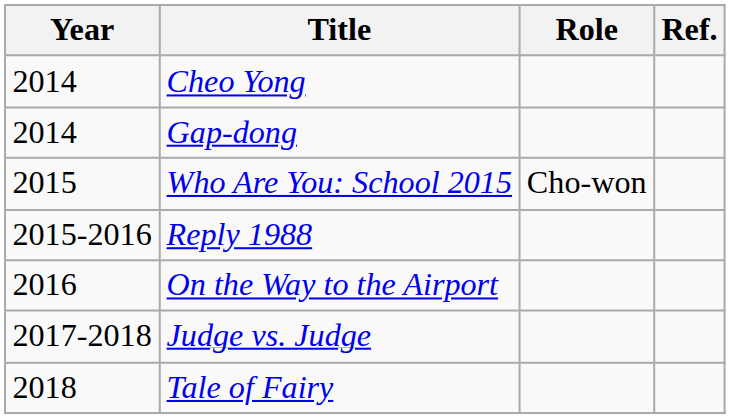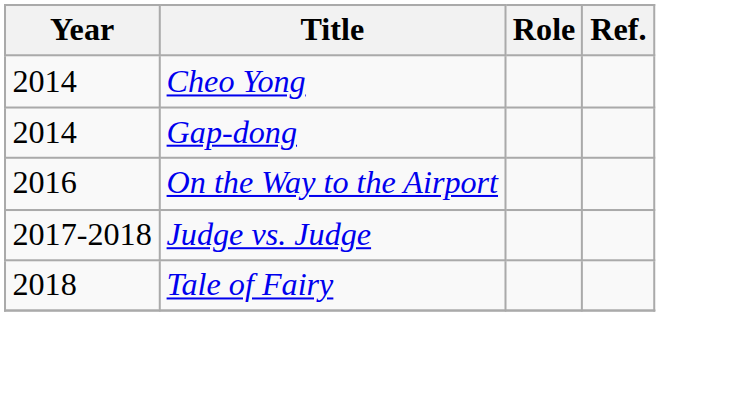- row: (339, 183)
- row: (239, 234)
